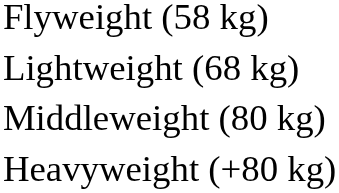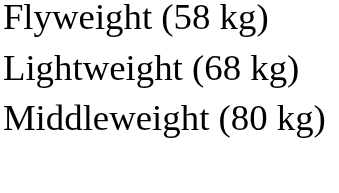- row: (170, 168)
